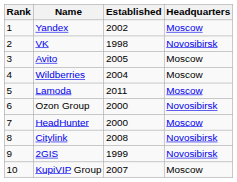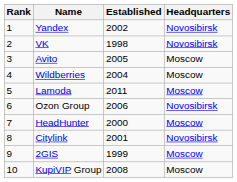(184, 28) Moscow -> (192, 28) Novosibirsk
(117, 106) 2000 -> (117, 106) 2006
(117, 138) 2008 -> (117, 138) 2001
(192, 153) Novosibirsk -> (184, 153) Moscow
(117, 169) 2007 -> (117, 169) 2008
